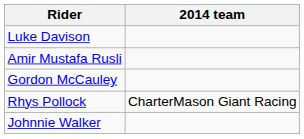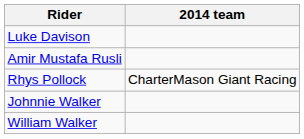- row: (62, 79)
+ row: (52, 123)
